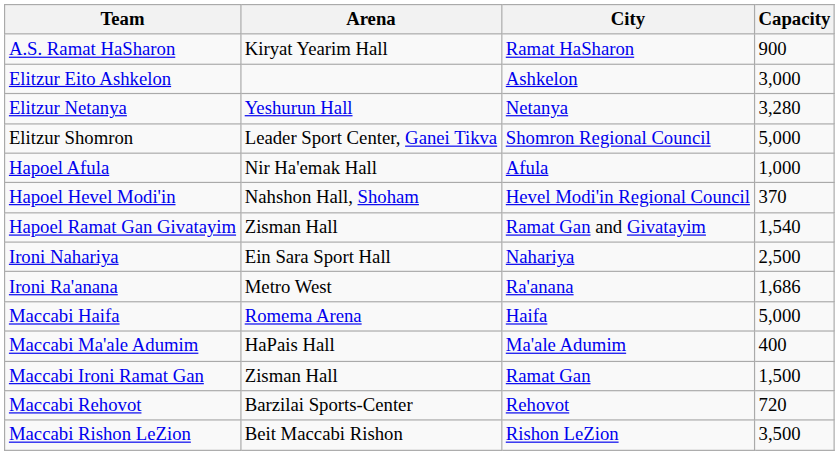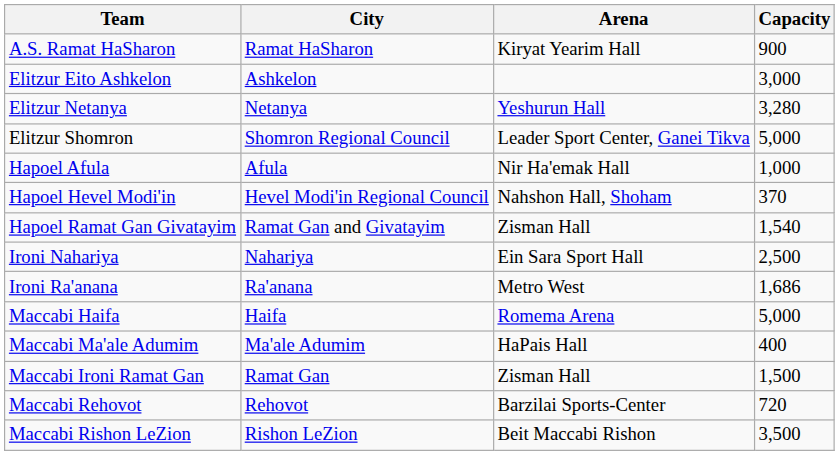columns swapped: (628, 19) <-> (371, 19)
